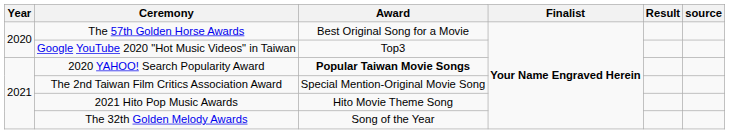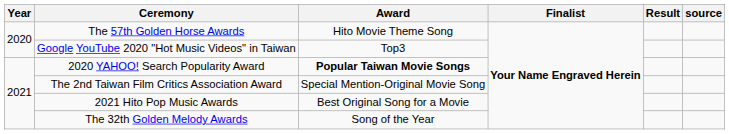(393, 31) Best Original Song for a Movie -> (393, 31) Hito Movie Theme Song
(393, 102) Hito Movie Theme Song -> (393, 102) Best Original Song for a Movie
